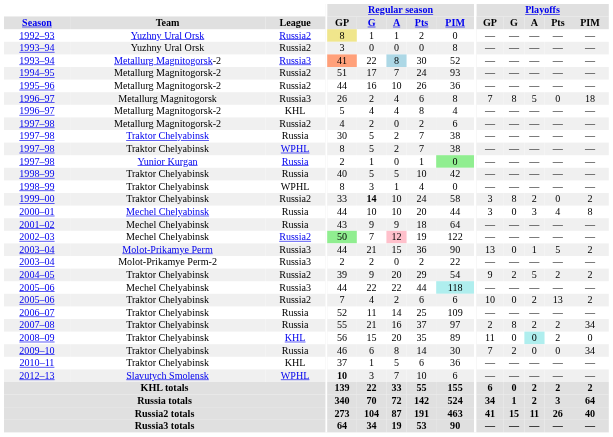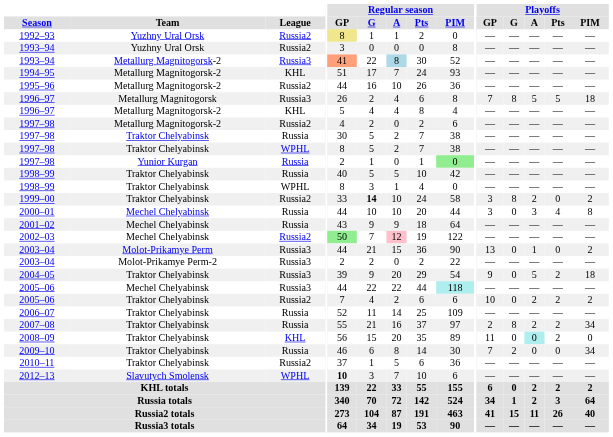(295, 73) Russia2 -> (295, 73) KHL
(558, 98) 0 -> (558, 98) 5
(558, 249) 5 -> (558, 249) 0
(295, 275) Russia2 -> (295, 275) Russia3
(514, 275) 2 -> (514, 275) 0
(590, 275) 2 -> (590, 275) 18
(558, 300) 13 -> (558, 300) 2
(295, 363) KHL -> (295, 363) Russia2
